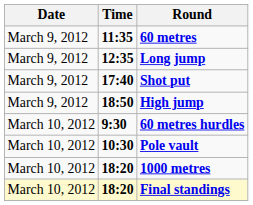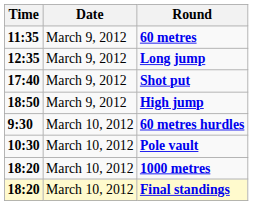columns swapped: (51, 15) <-> (118, 15)
